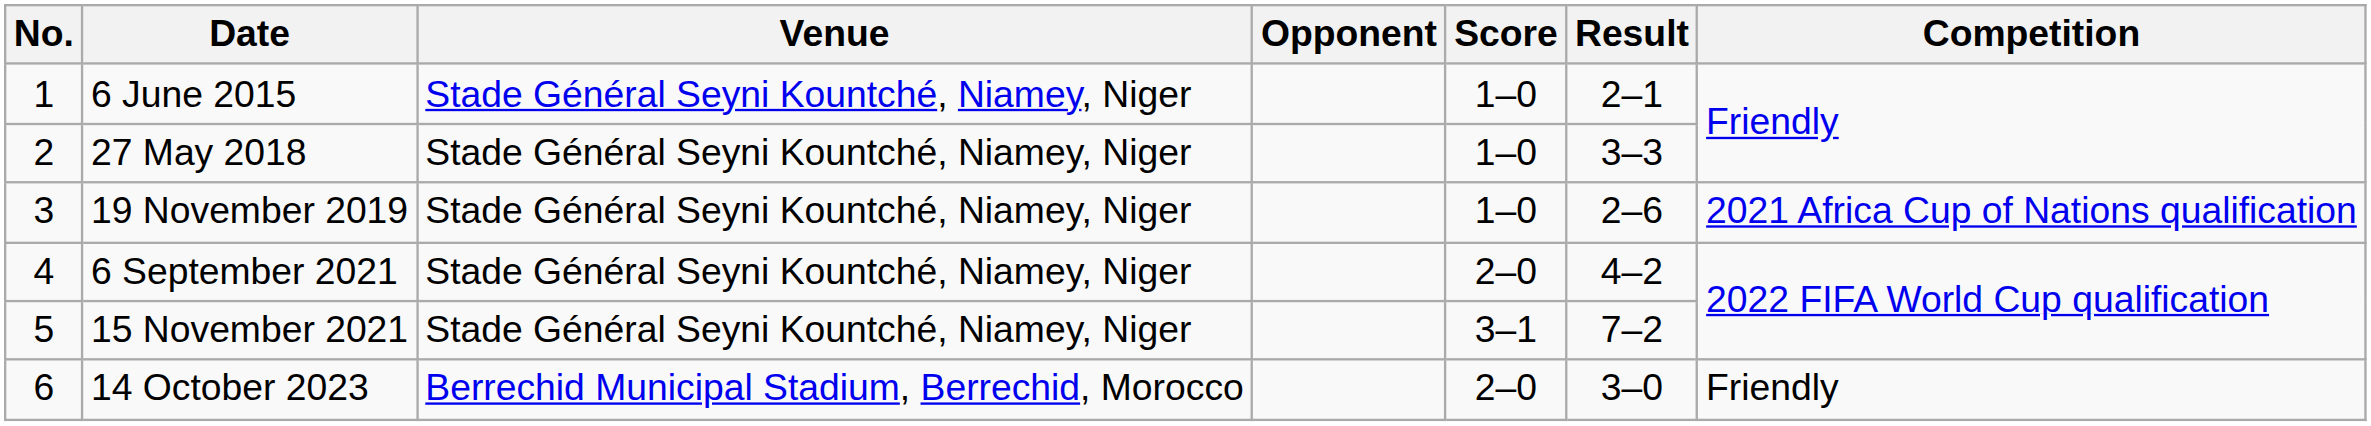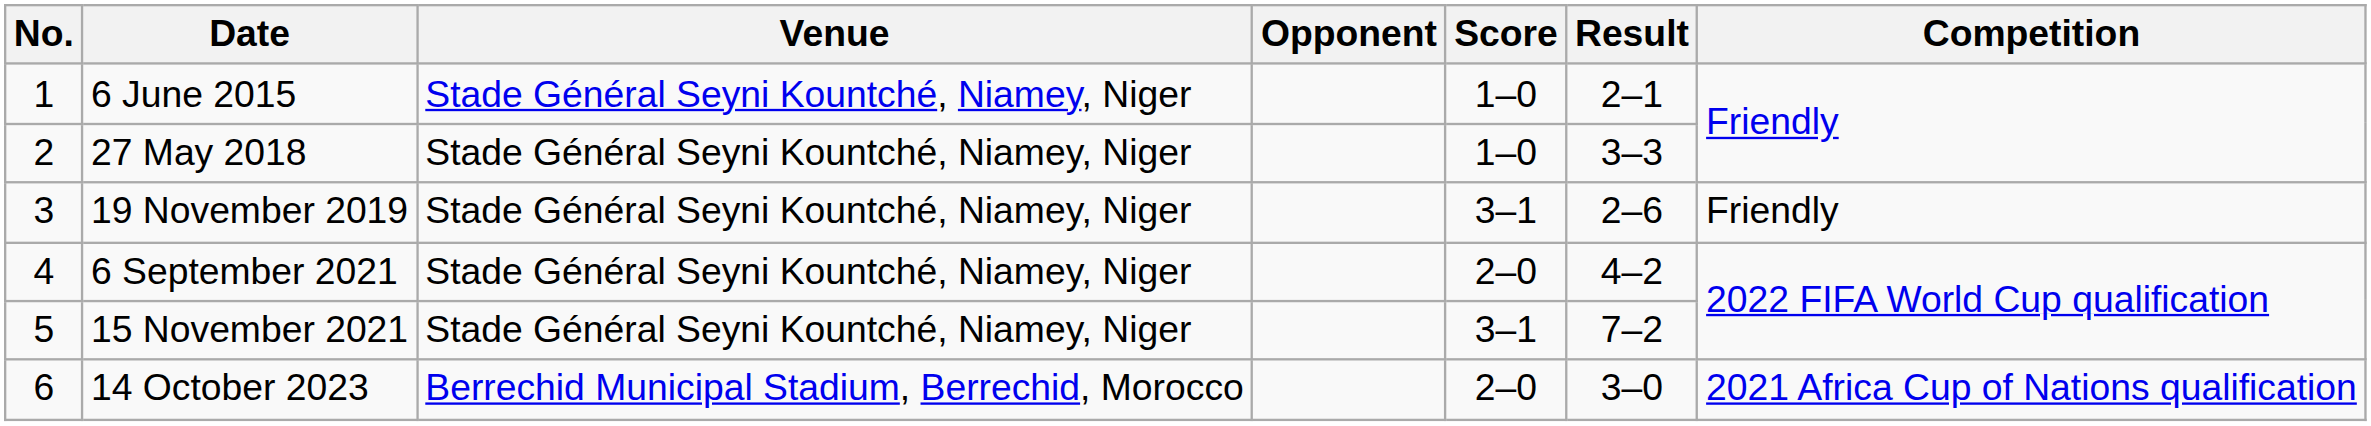(1506, 211) 1–0 -> (1506, 211) 3–1
(2031, 211) 2021 Africa Cup of Nations qualification -> (1772, 211) Friendly
(1772, 388) Friendly -> (2031, 388) 2021 Africa Cup of Nations qualification
